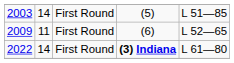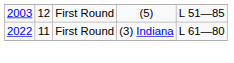(44, 13) 14 -> (44, 13) 12
- row: (20, 31)
(44, 49) 14 -> (44, 31) 11
(148, 49) bold -> (146, 31) normal
